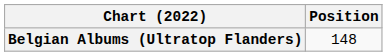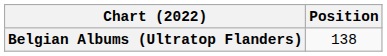(344, 40) 148 -> (344, 40) 138
